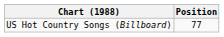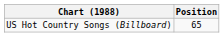(196, 25) 77 -> (196, 25) 65
